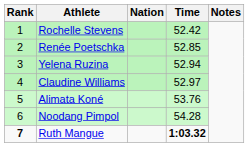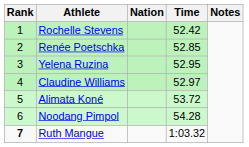(187, 64) 52.94 -> (187, 64) 52.95
(187, 99) 53.76 -> (187, 99) 53.72
(187, 133) bold -> (187, 133) normal
